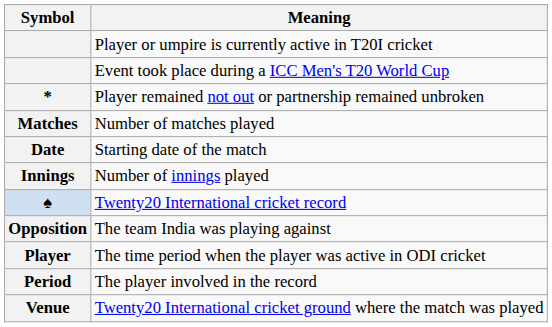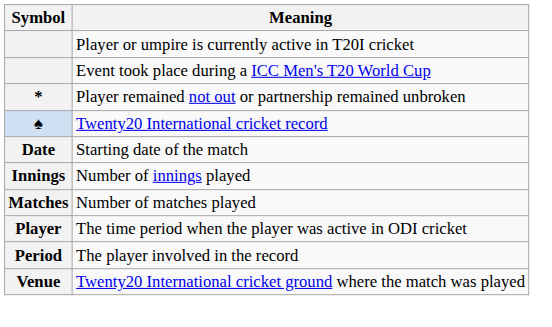rows swapped: (220, 202) <-> (185, 123)
- row: (213, 228)
